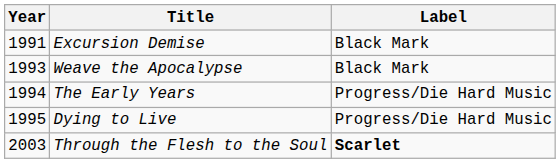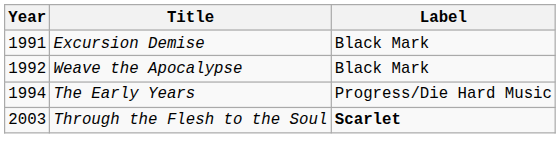(27, 69) 1993 -> (27, 69) 1992
- row: (115, 120)
